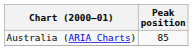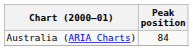(163, 38) 85 -> (163, 38) 84
